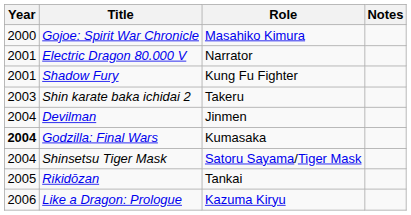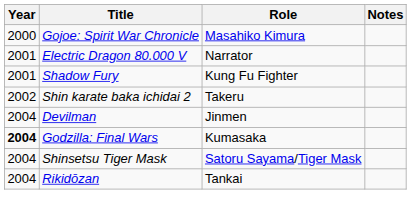(22, 96) 2003 -> (22, 96) 2002
(22, 179) 2005 -> (22, 179) 2004
- row: (112, 199)
